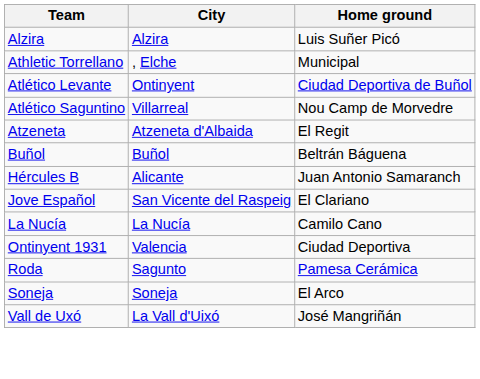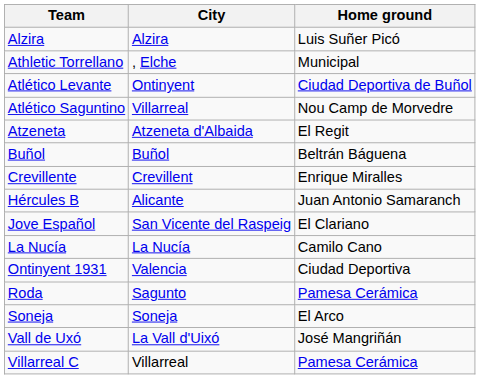+ row: (42, 177)
+ row: (43, 362)
